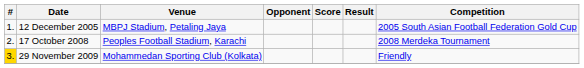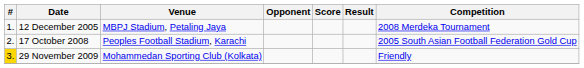(477, 27) 2005 South Asian Football Federation Gold Cup -> (434, 27) 2008 Merdeka Tournament
(434, 42) 2008 Merdeka Tournament -> (477, 42) 2005 South Asian Football Federation Gold Cup
